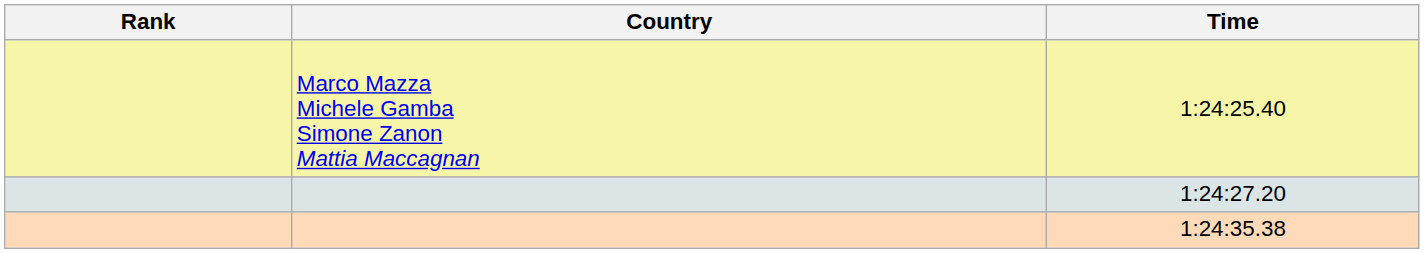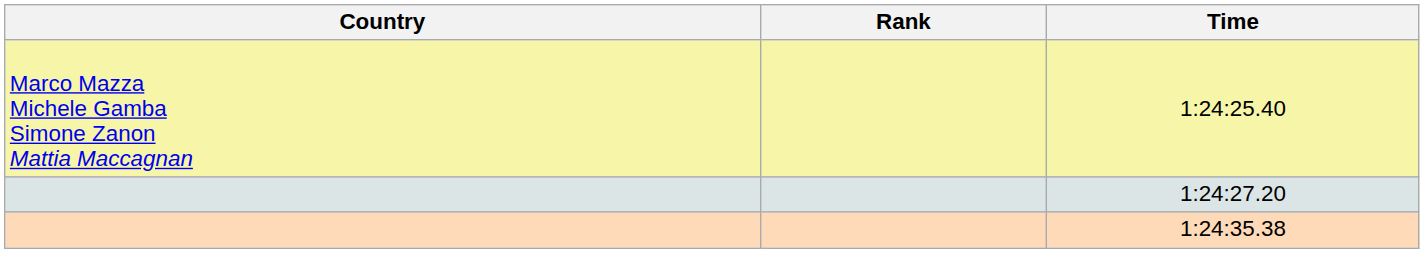columns swapped: (148, 22) <-> (669, 22)
